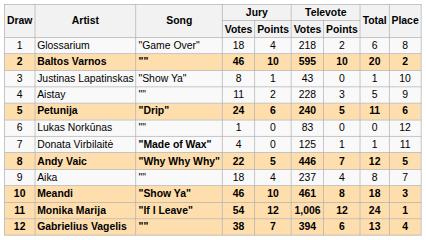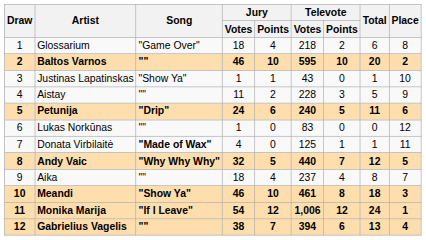(239, 78) 8 -> (239, 78) 1
(239, 161) 22 -> (239, 161) 32
(307, 161) 446 -> (307, 161) 440
